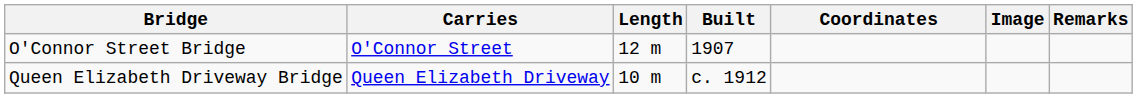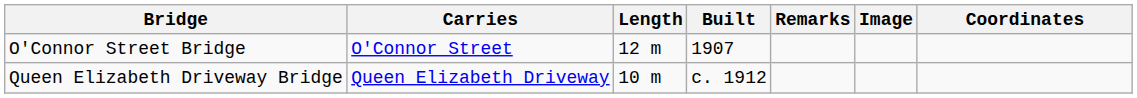columns swapped: (879, 19) <-> (1091, 19)
